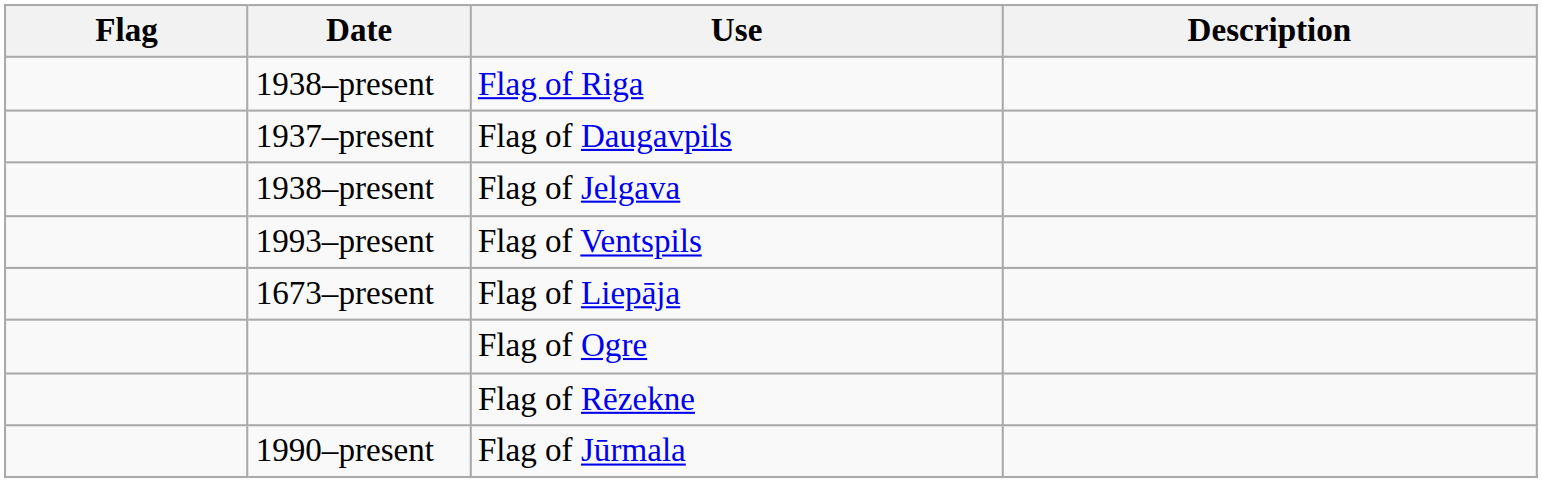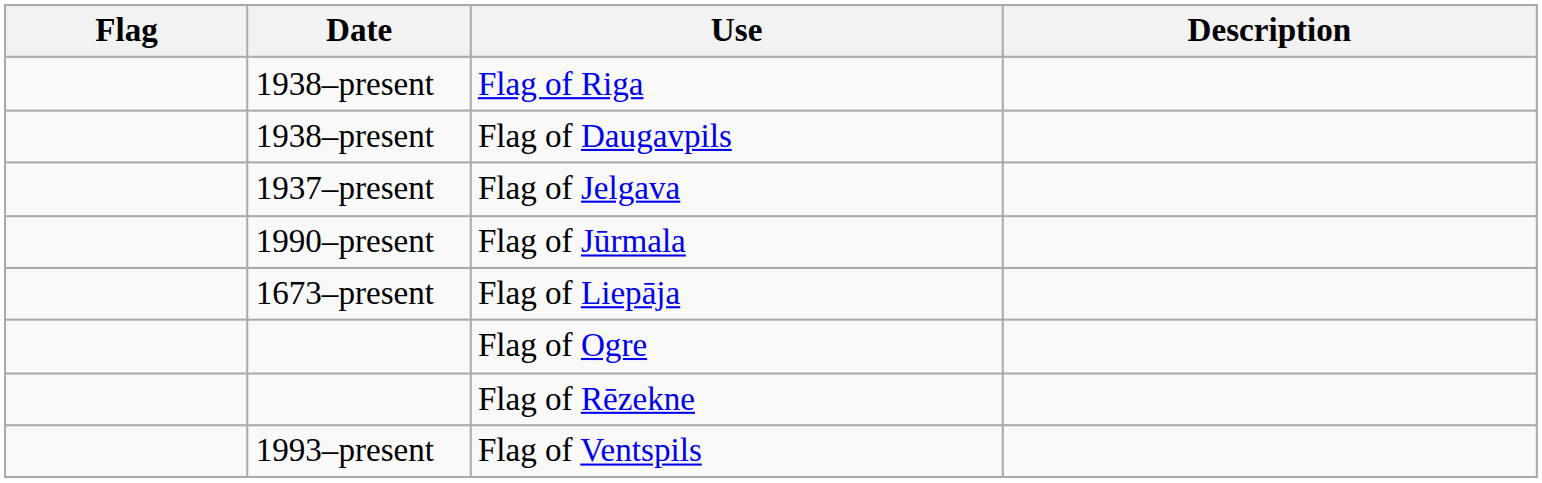(345, 135) 1937–present -> (345, 135) 1938–present
(345, 188) 1938–present -> (345, 188) 1937–present
rows swapped: (582, 450) <-> (590, 240)
